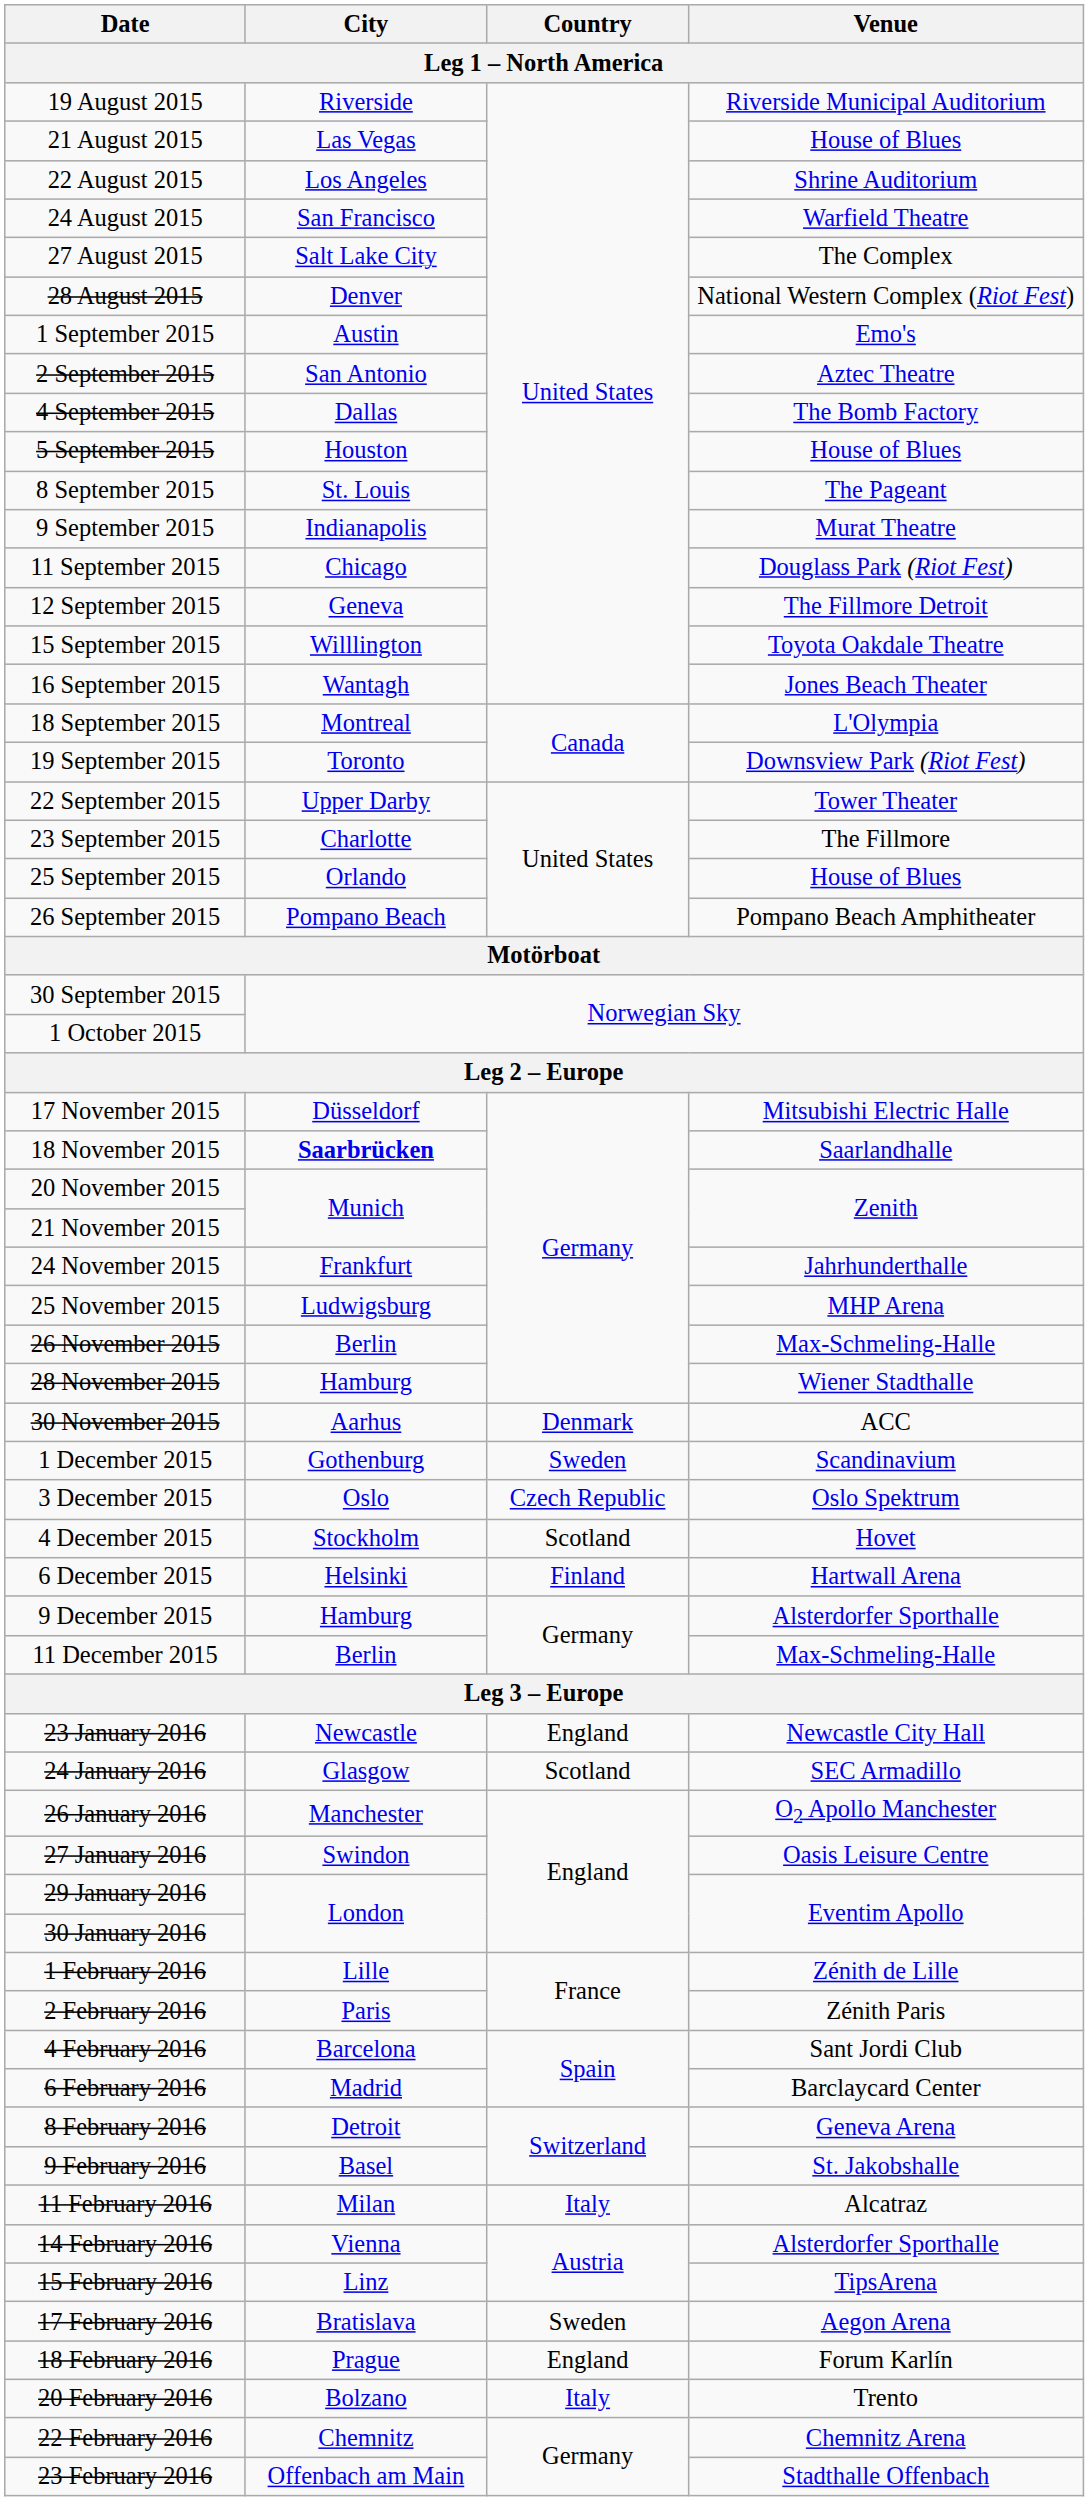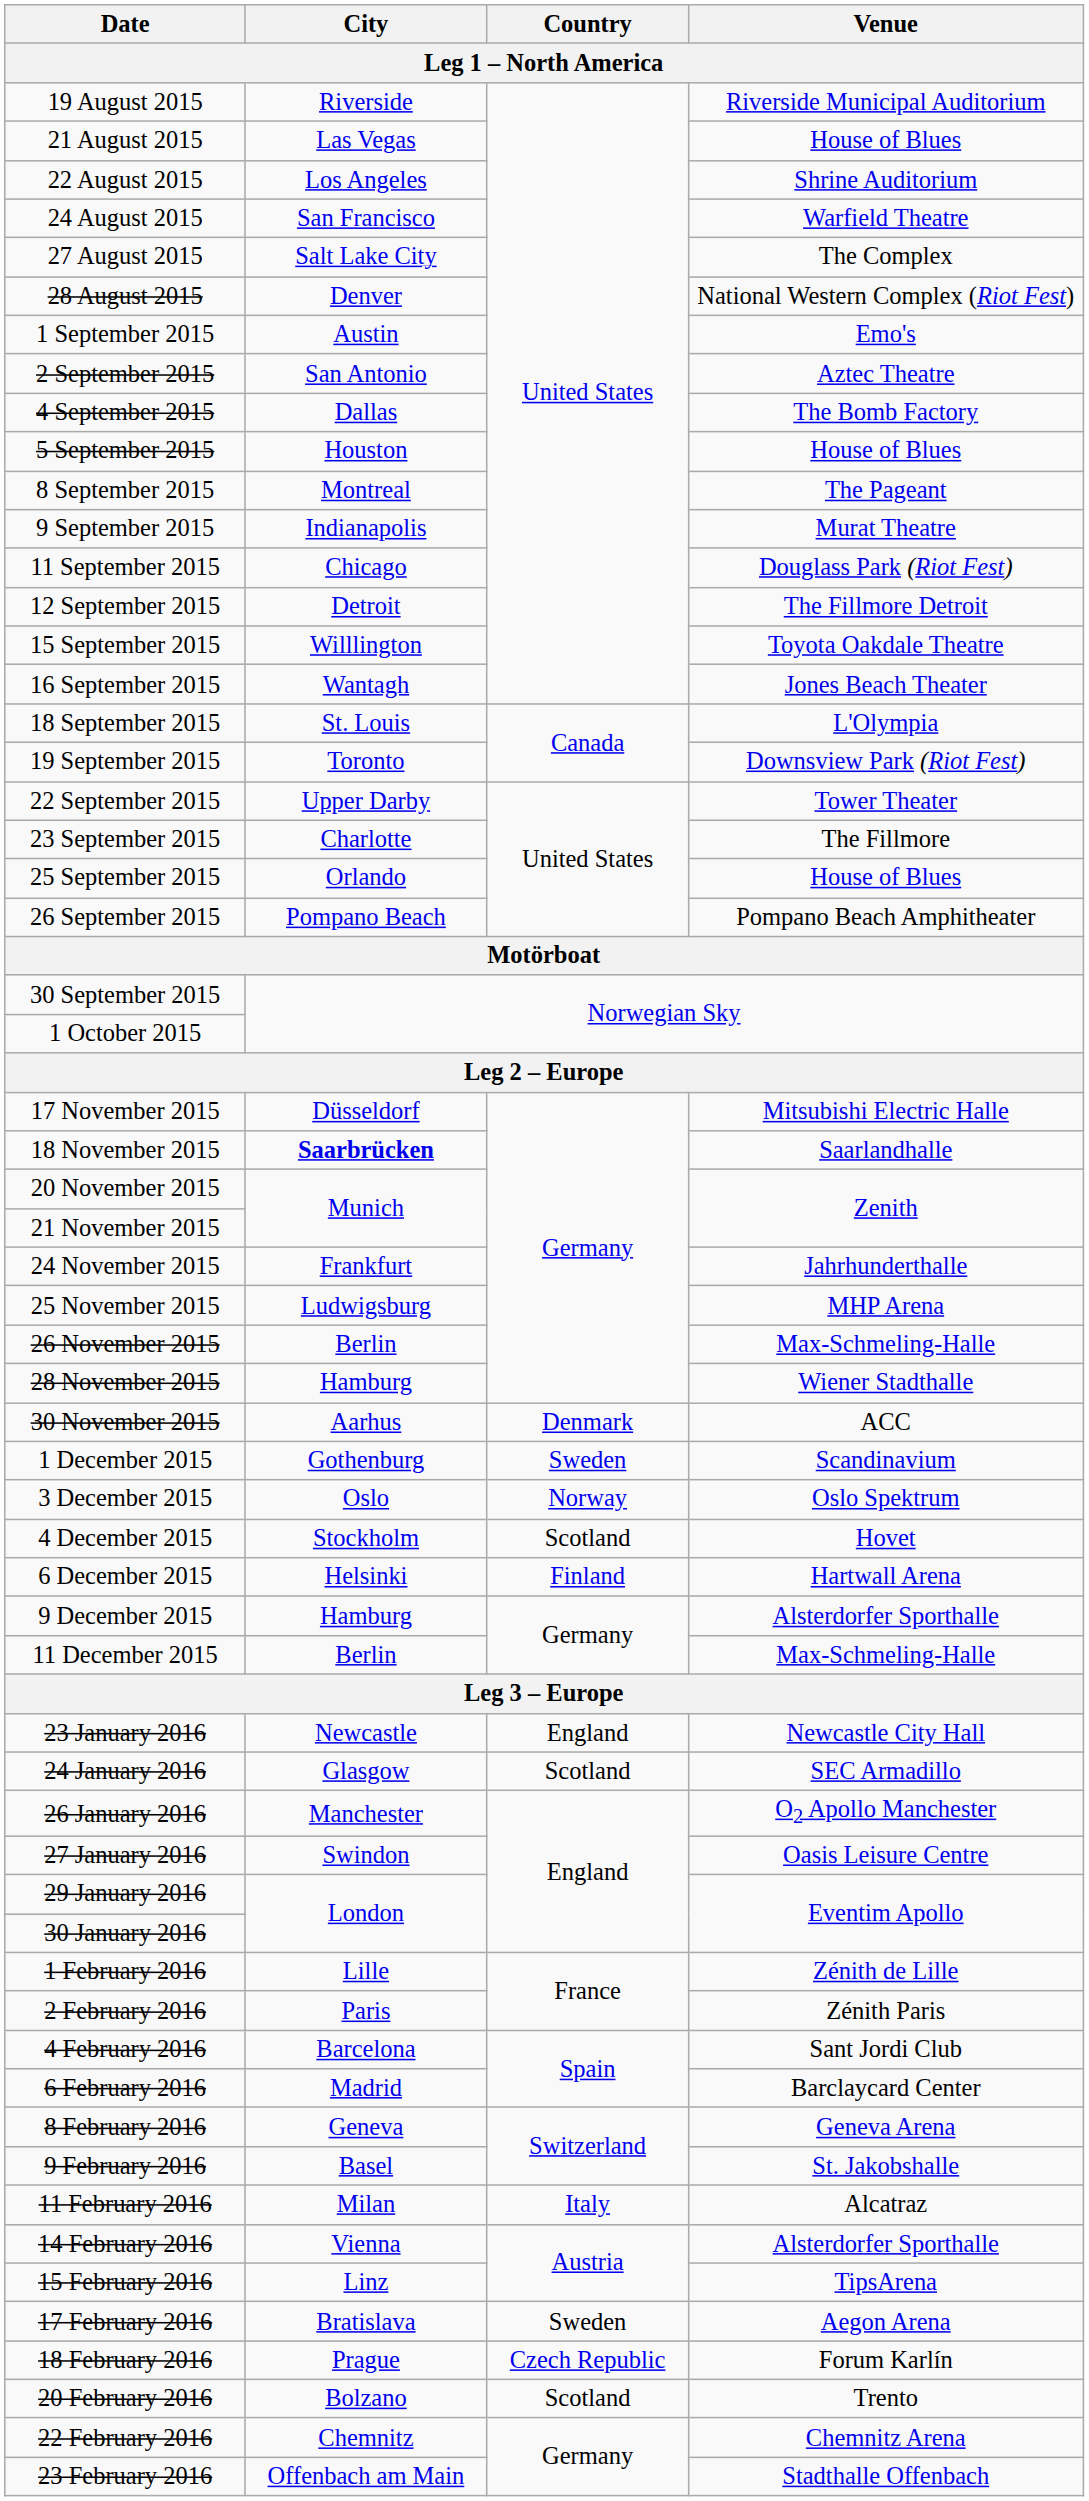(366, 489) St. Louis -> (366, 489) Montreal
(366, 606) Geneva -> (366, 606) Detroit
(366, 722) Montreal -> (366, 722) St. Louis
(588, 1499) Czech Republic -> (588, 1499) Norway
(366, 2126) Detroit -> (366, 2126) Geneva
(588, 2359) England -> (588, 2359) Czech Republic
(588, 2398) Italy -> (588, 2398) Scotland
